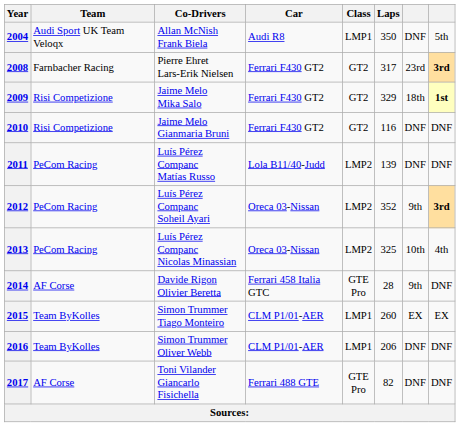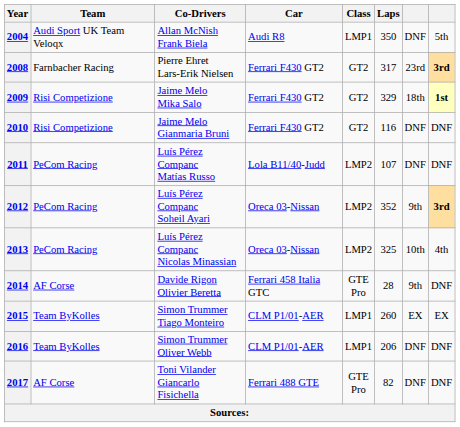(388, 164) 139 -> (388, 164) 107
